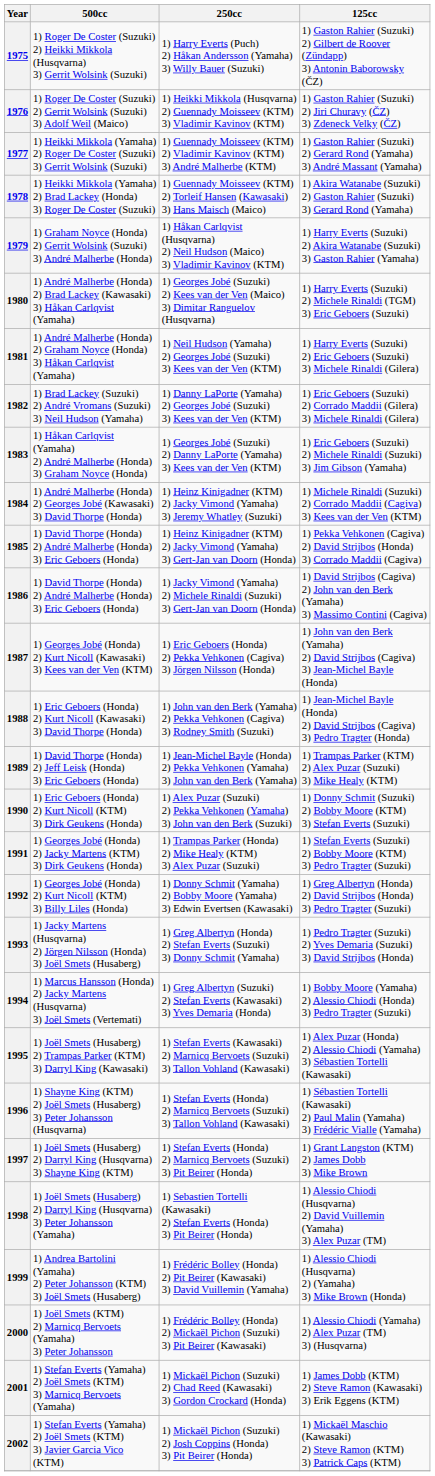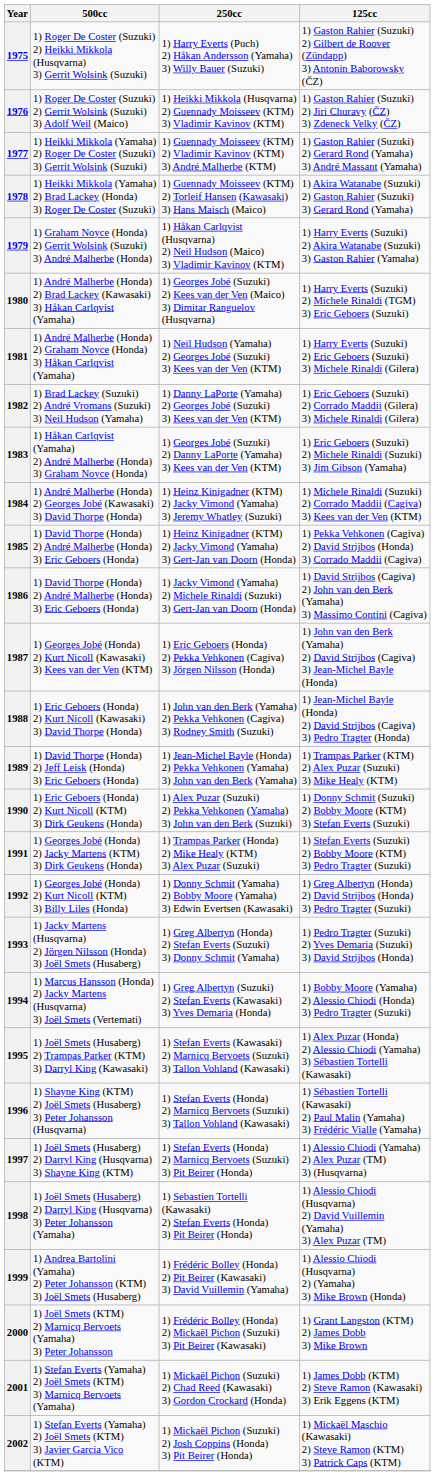(358, 1160) 1) Grant Langston (KTM) 2) James Dobb 3) Mike Brown -> (361, 1160) 1) Alessio Chiodi (Yamaha) 2) Alex Puzar (TM) 3) (Husqvarna)
(361, 1332) 1) Alessio Chiodi (Yamaha) 2) Alex Puzar (TM) 3) (Husqvarna) -> (358, 1332) 1) Grant Langston (KTM) 2) James Dobb 3) Mike Brown
